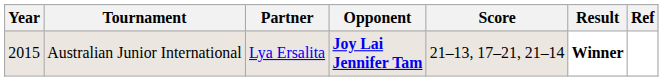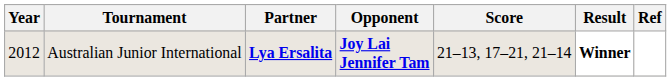(24, 53) 2015 -> (24, 53) 2012
(287, 53) normal -> (291, 53) bold
